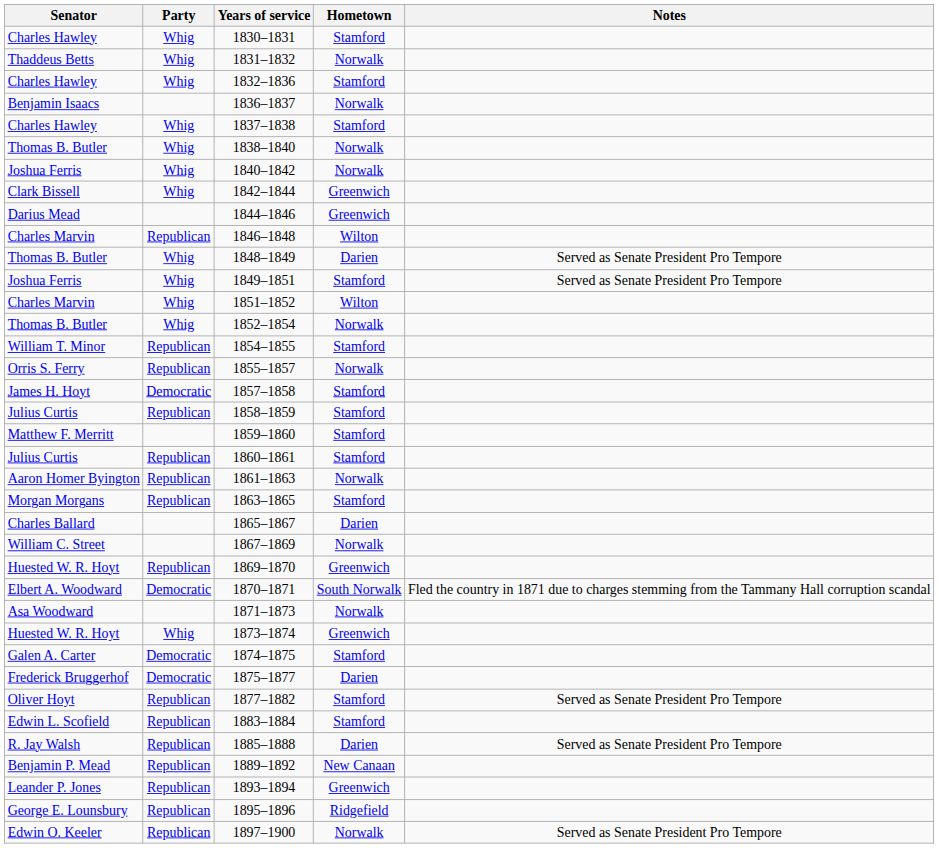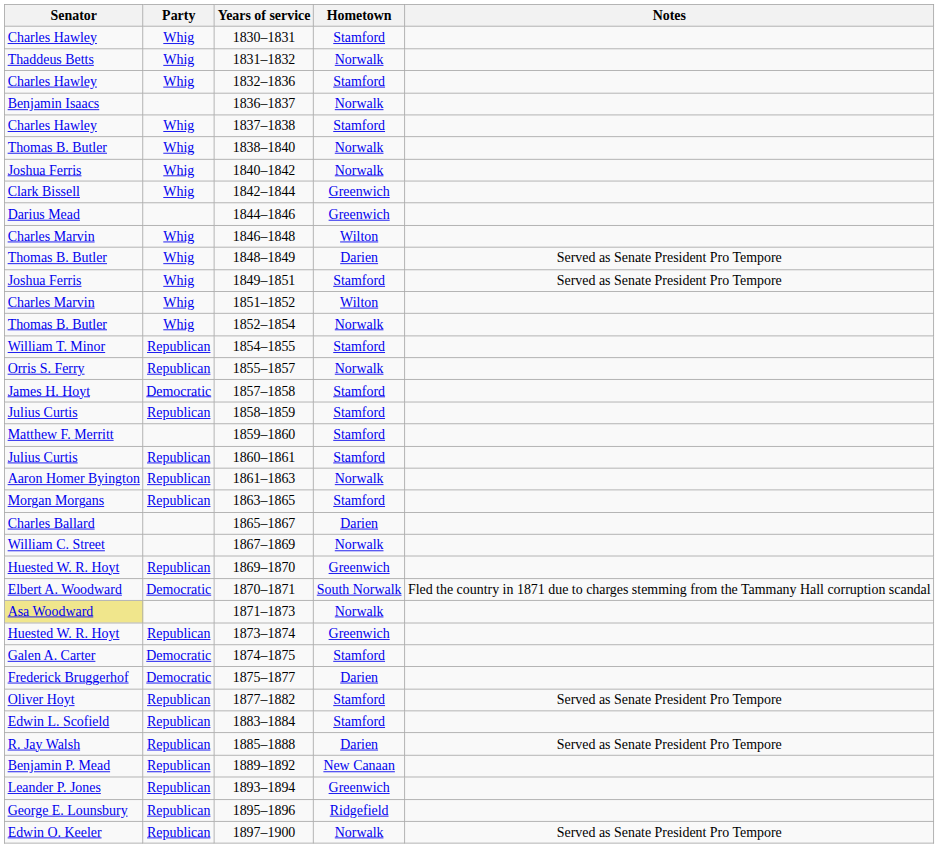(179, 236) Republican -> (179, 236) Whig
(50, 611) no background -> (50, 611) khaki background
(179, 633) Whig -> (179, 633) Republican
